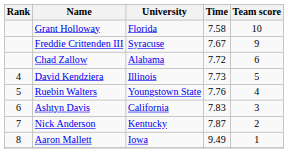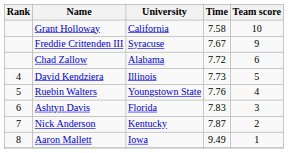(142, 28) Florida -> (148, 28) California
(148, 108) California -> (142, 108) Florida
